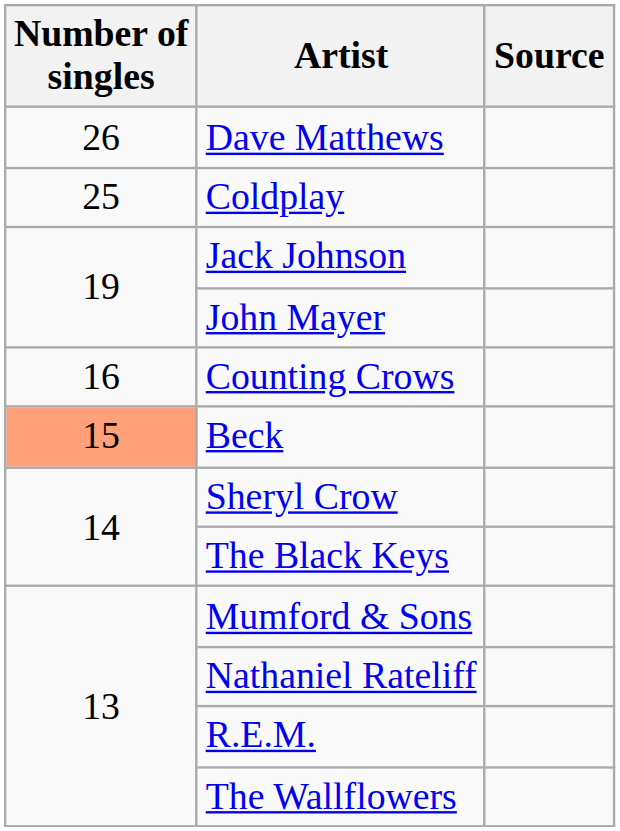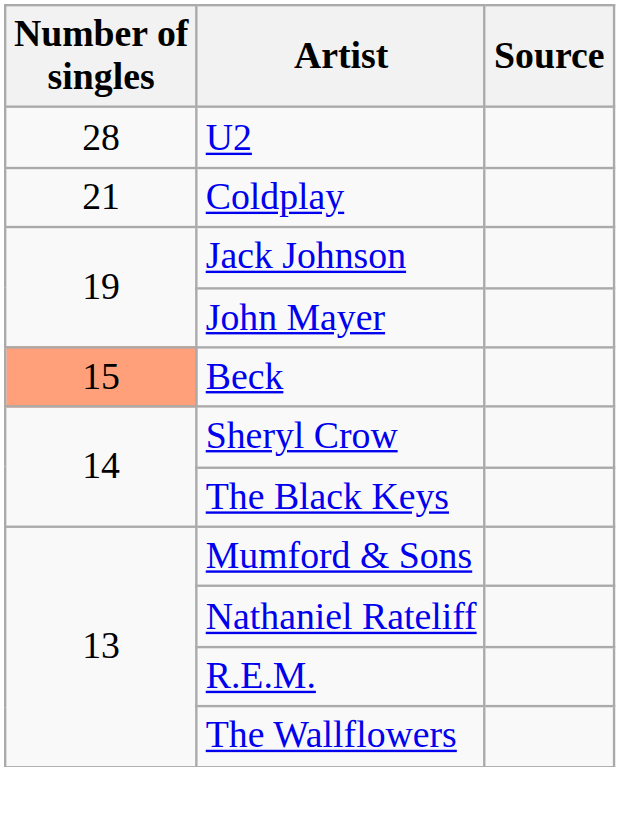+ row: (229, 136)
- row: (325, 136)
(101, 196) 25 -> (101, 196) 21
- row: (330, 376)
